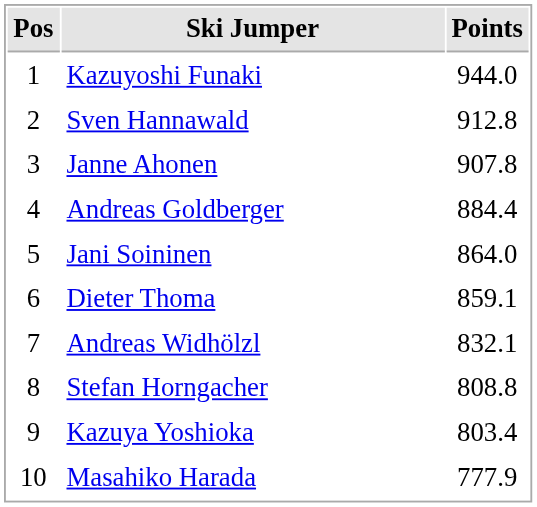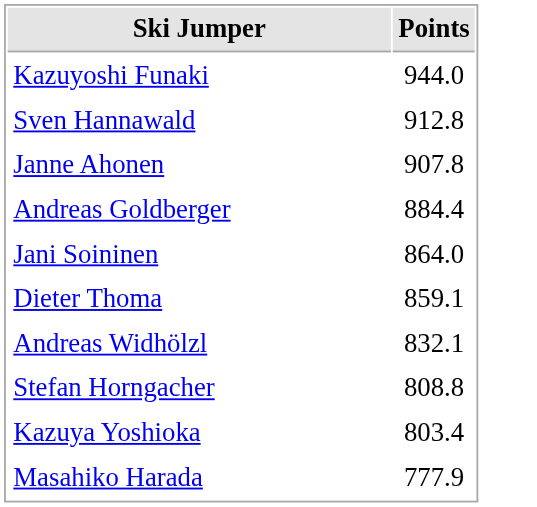- column: (33, 28)
